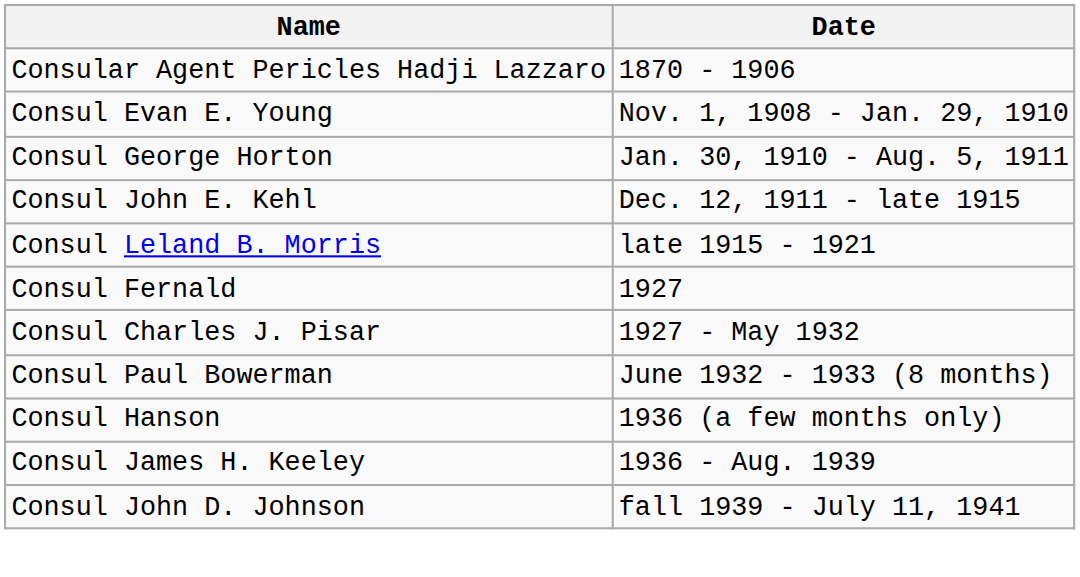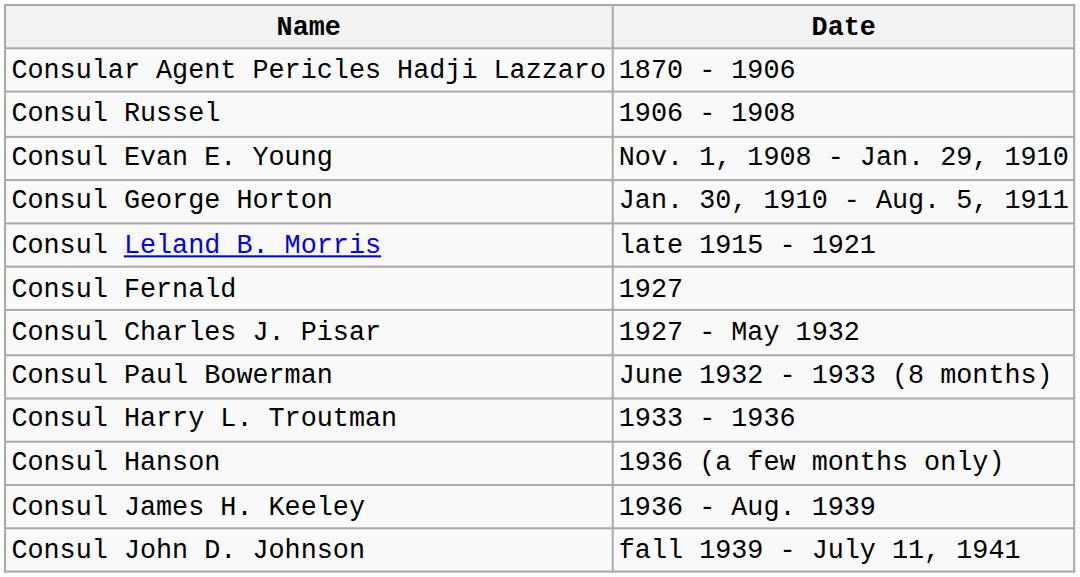+ row: (116, 114)
- row: (164, 201)
+ row: (204, 420)
